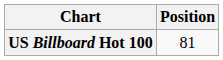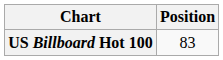(188, 42) 81 -> (188, 42) 83
